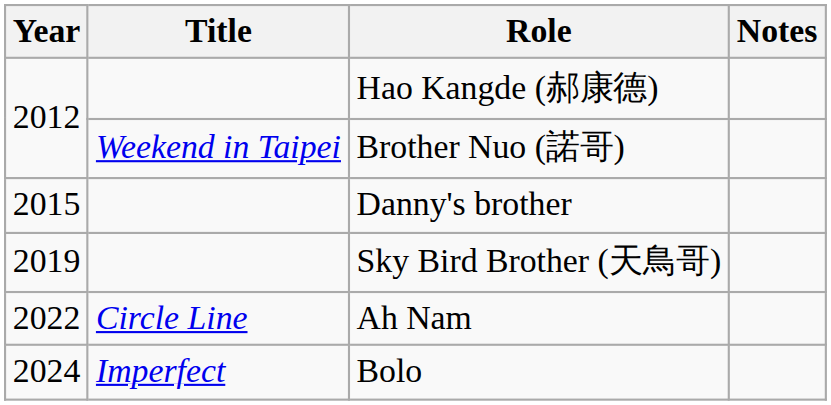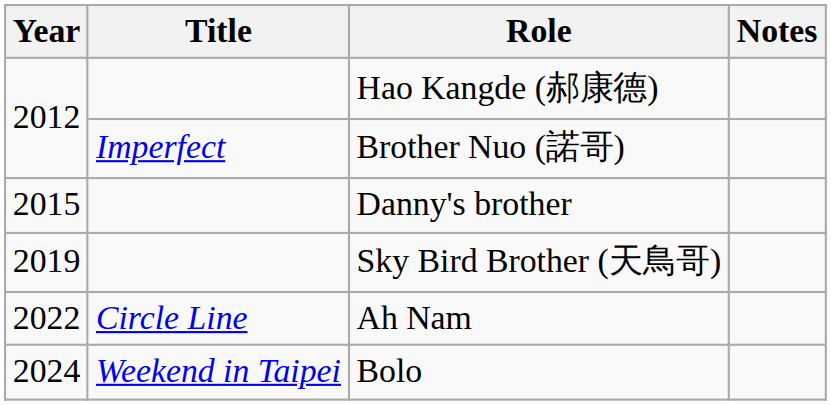(218, 147) Weekend in Taipei -> (161, 147) Imperfect
(161, 371) Imperfect -> (218, 371) Weekend in Taipei
